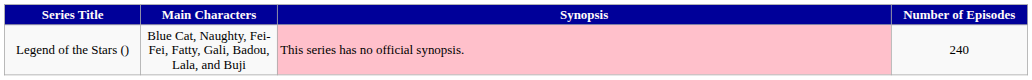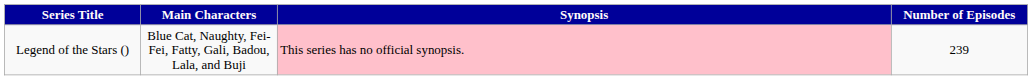(959, 49) 240 -> (959, 49) 239
